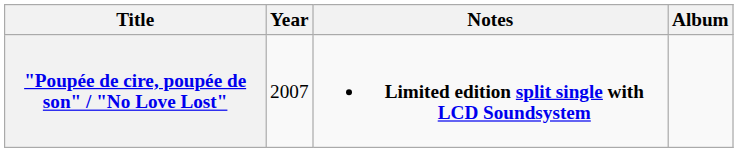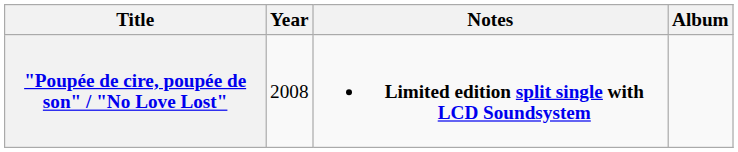(289, 90) 2007 -> (289, 90) 2008
